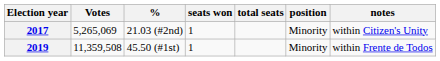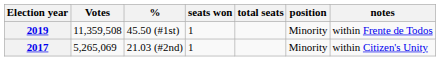rows swapped: (38, 30) <-> (38, 47)
